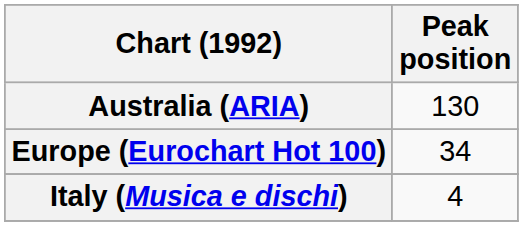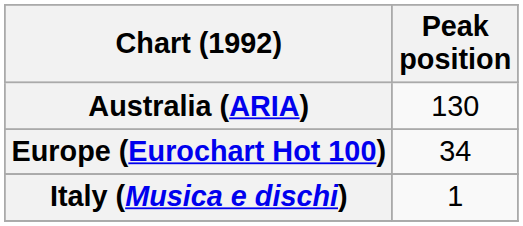(455, 196) 4 -> (455, 196) 1
